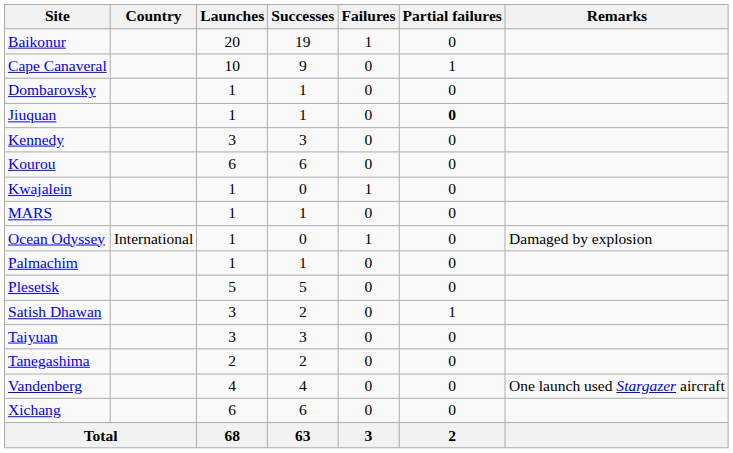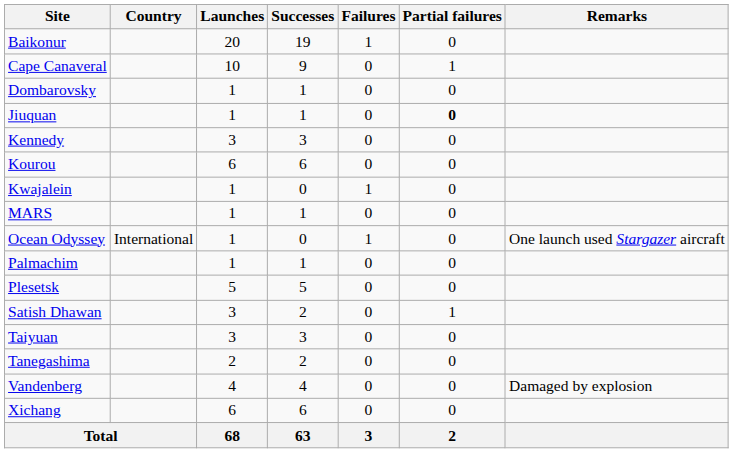(581, 238) Damaged by explosion -> (617, 238) One launch used Stargazer aircraft
(617, 386) One launch used Stargazer aircraft -> (581, 386) Damaged by explosion
